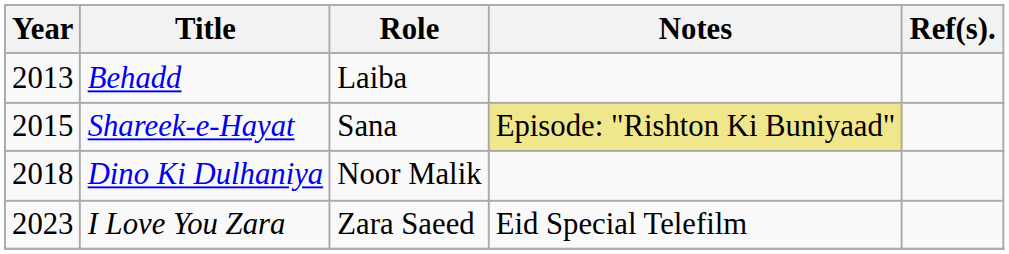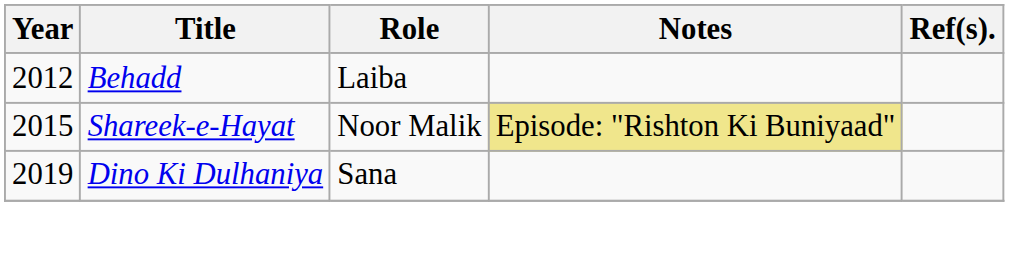(43, 77) 2013 -> (43, 77) 2012
(367, 126) Sana -> (409, 126) Noor Malik
(43, 175) 2018 -> (43, 175) 2019
(409, 175) Noor Malik -> (367, 175) Sana
- row: (187, 223)
